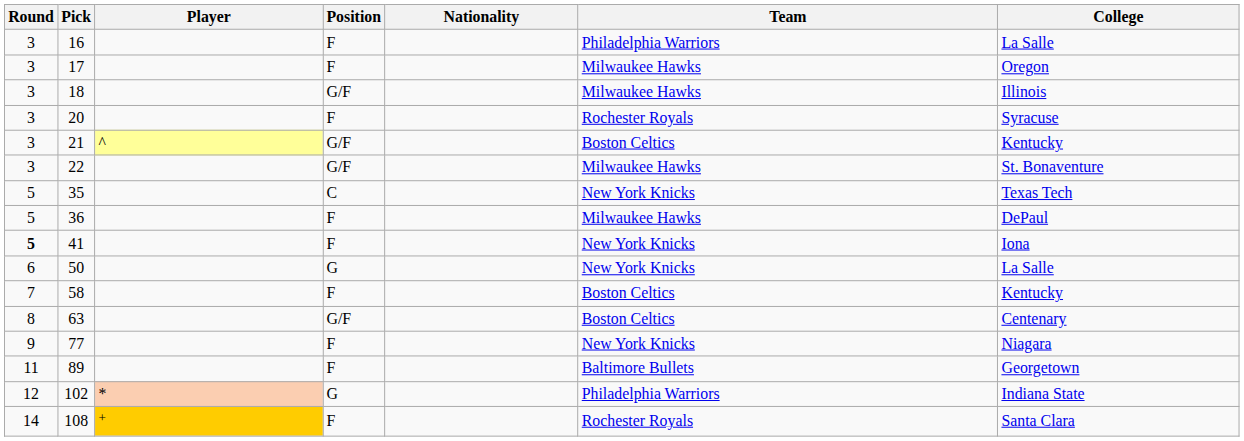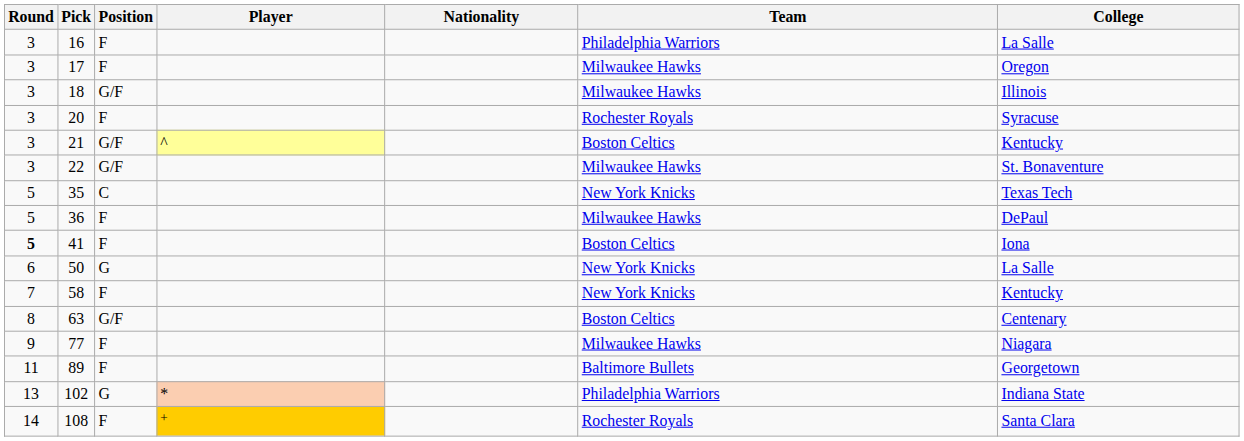columns swapped: (209, 17) <-> (354, 17)
(638, 243) New York Knicks -> (628, 243) Boston Celtics
(628, 293) Boston Celtics -> (638, 293) New York Knicks
(638, 343) New York Knicks -> (641, 343) Milwaukee Hawks
(31, 393) 12 -> (31, 393) 13
